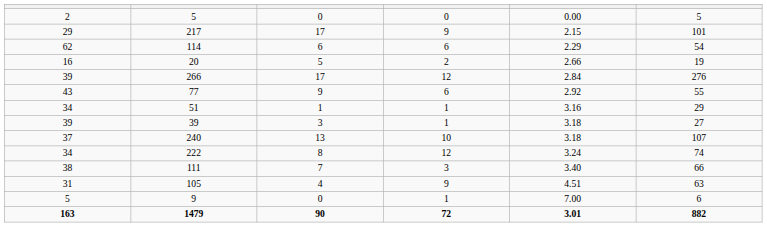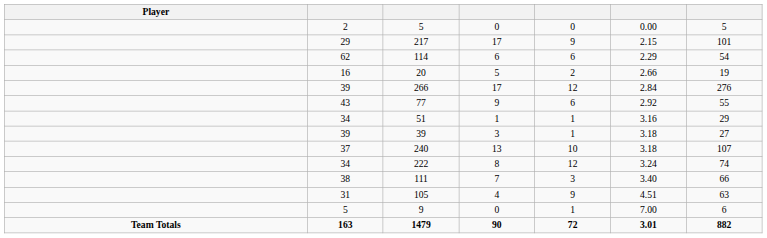+ column: (156, 12)
